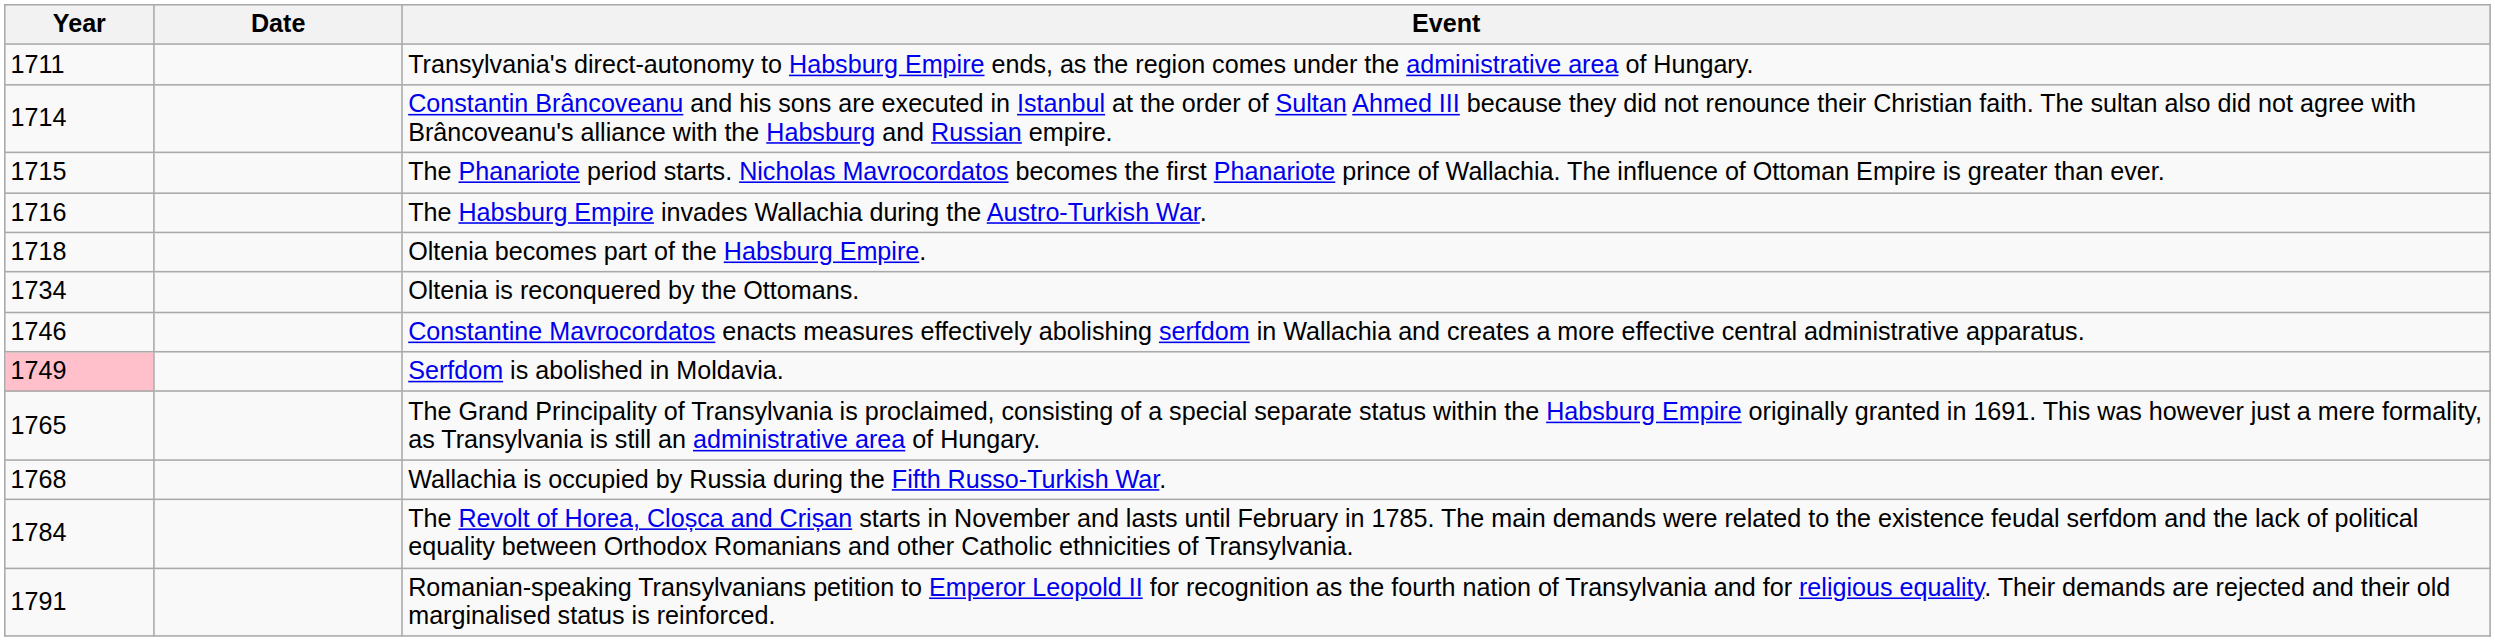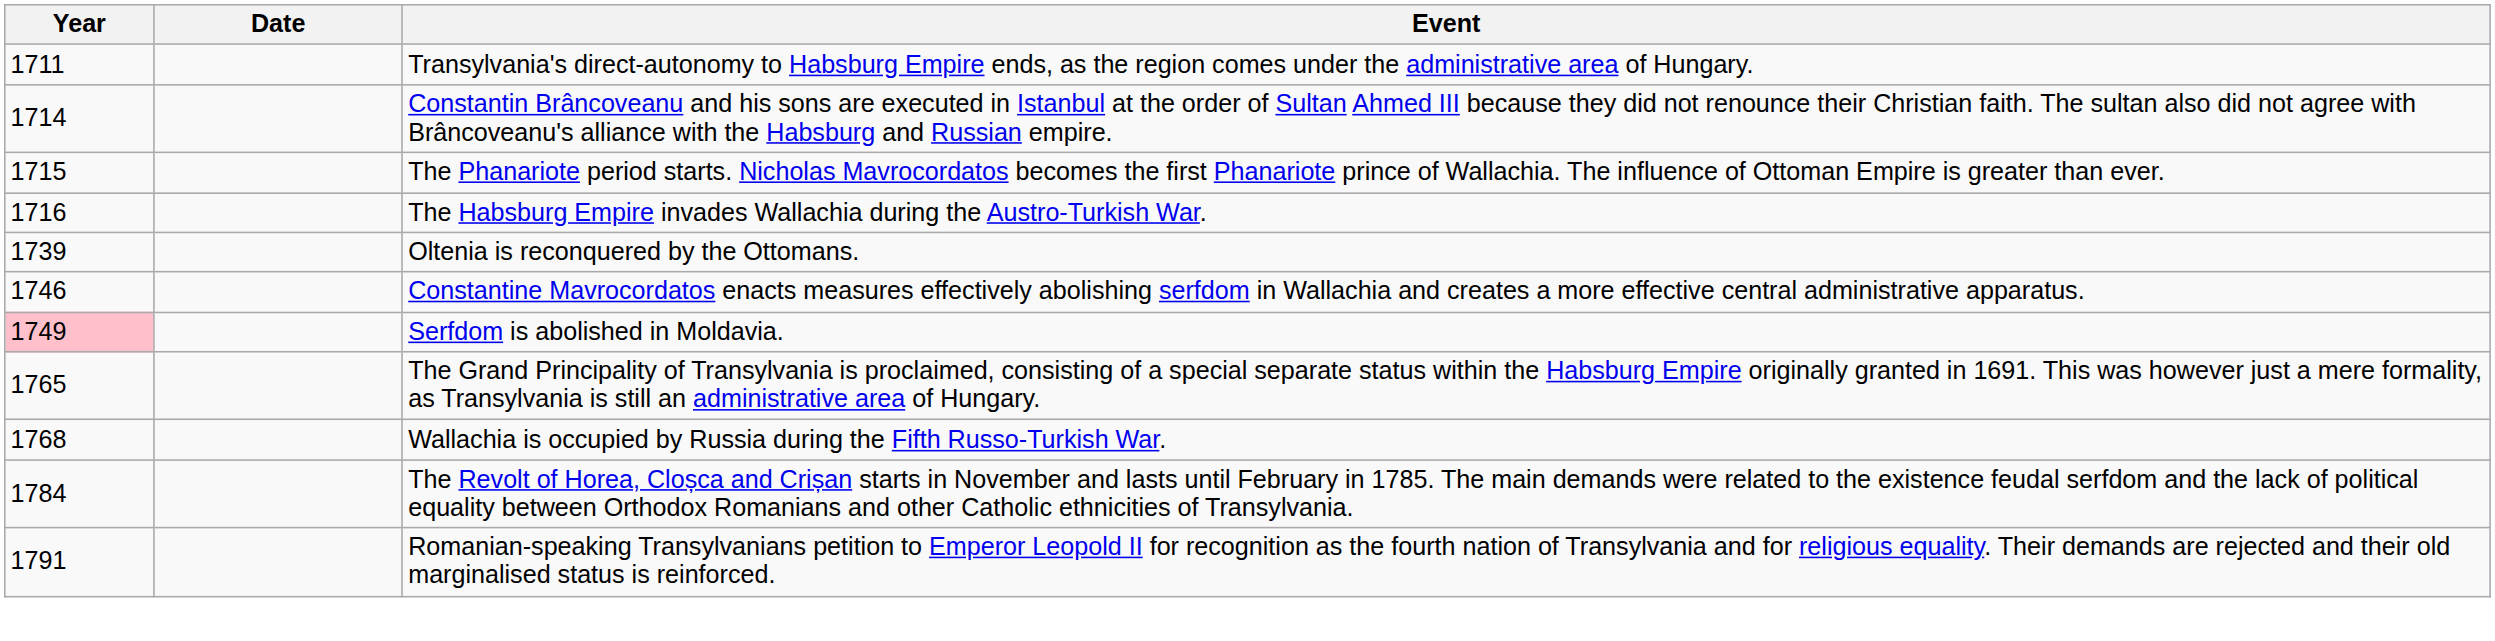- row: (667, 251)
(39, 291) 1734 -> (39, 251) 1739
